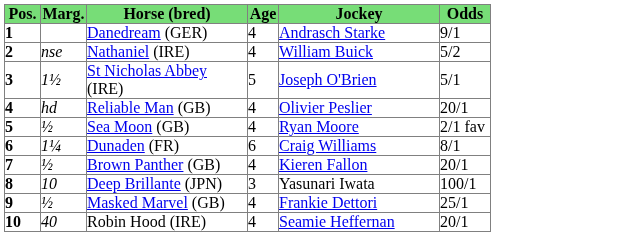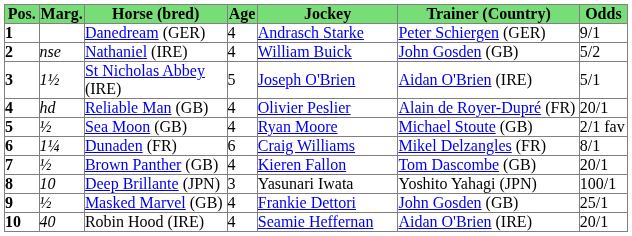+ column: (489, 14)
